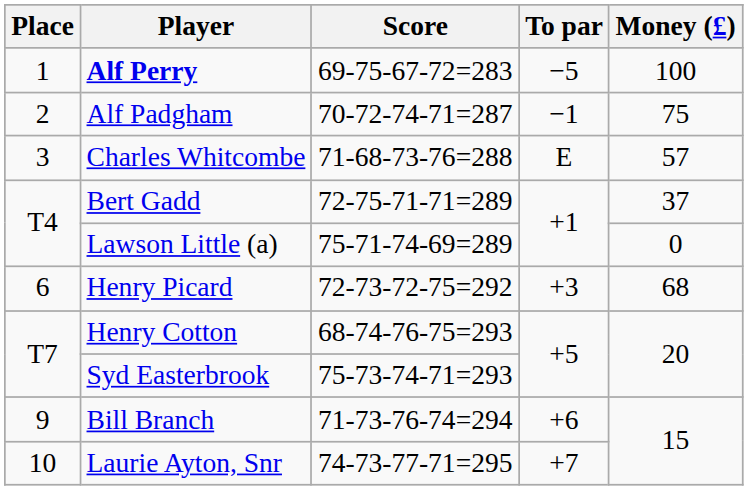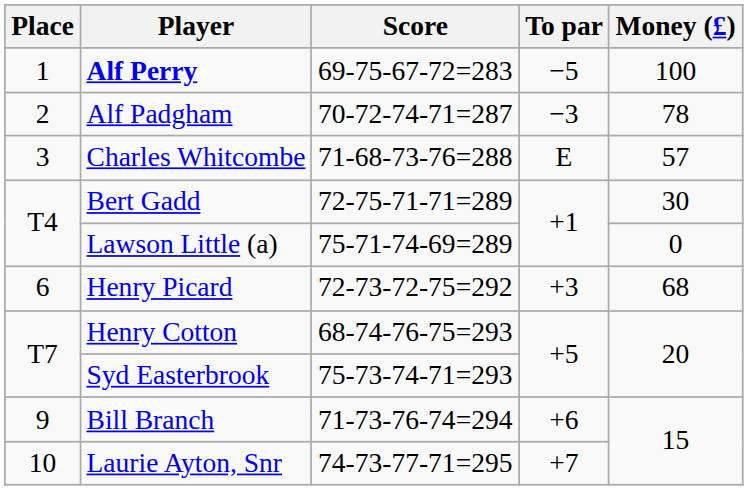(564, 113) −1 -> (564, 113) −3
(676, 113) 75 -> (676, 113) 78
(676, 200) 37 -> (676, 200) 30
